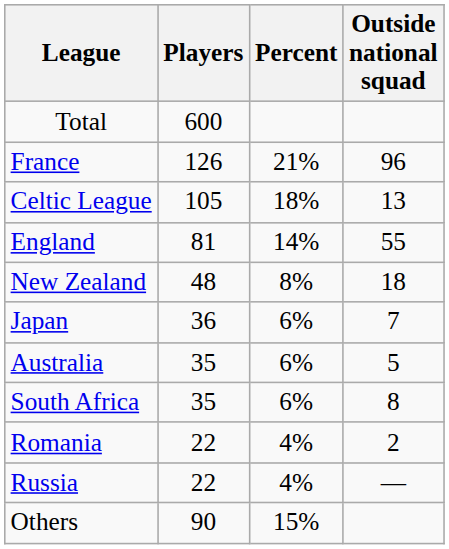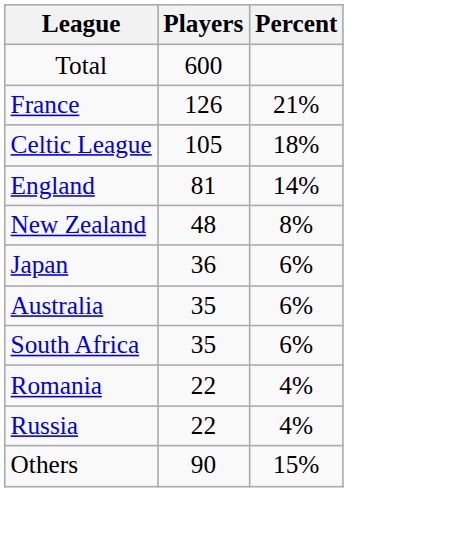- column: (393, 52)
